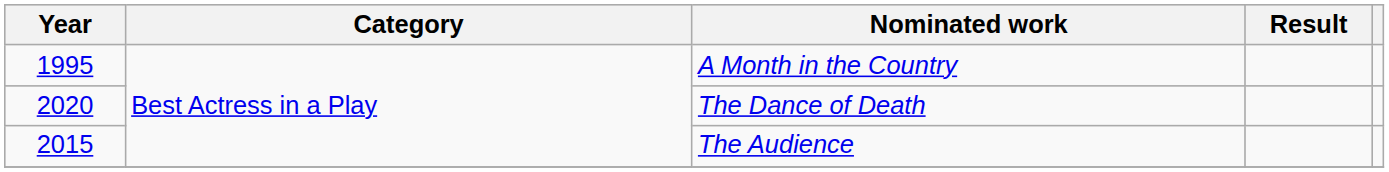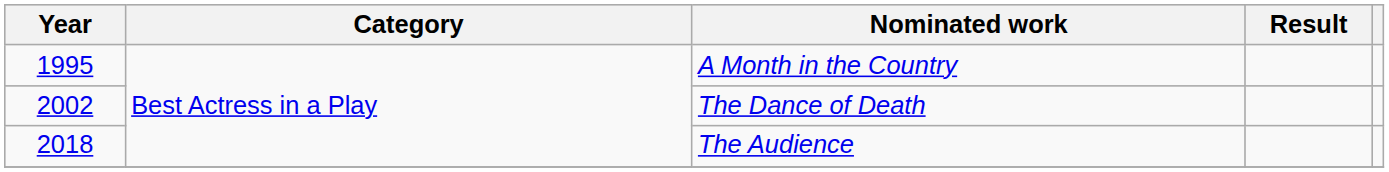(65, 105) 2020 -> (65, 105) 2002
(65, 145) 2015 -> (65, 145) 2018
